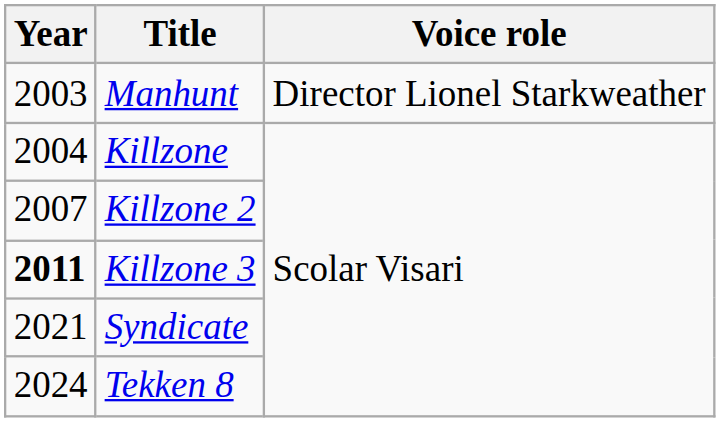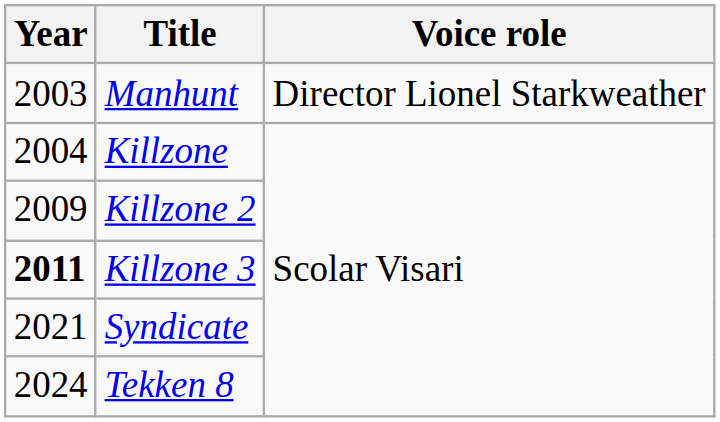(51, 209) 2007 -> (51, 209) 2009
